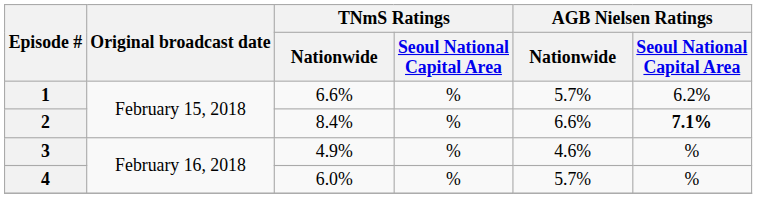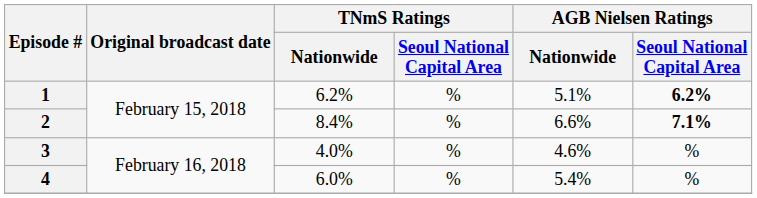(334, 94) 6.6% -> (334, 94) 6.2%
(573, 94) 5.7% -> (573, 94) 5.1%
(692, 94) normal -> (692, 94) bold
(334, 151) 4.9% -> (334, 151) 4.0%
(573, 179) 5.7% -> (573, 179) 5.4%
